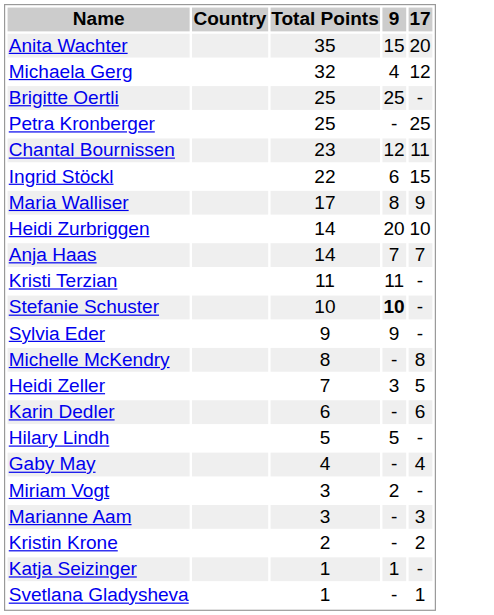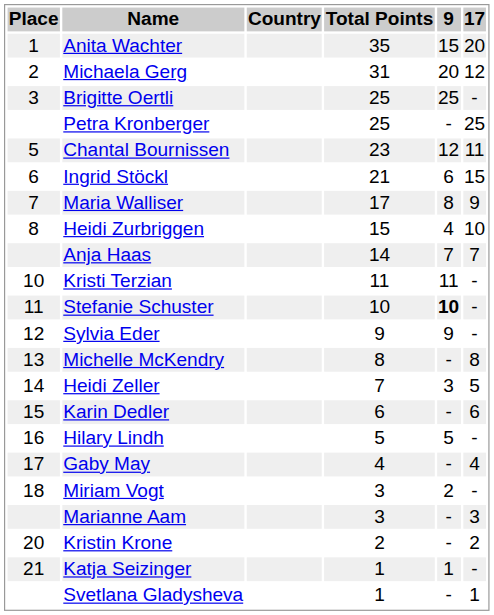+ column: (34, 19)
(325, 71) 32 -> (379, 71) 31
(394, 71) 4 -> (449, 71) 20
(325, 176) 22 -> (379, 176) 21
(325, 228) 14 -> (379, 228) 15
(394, 228) 20 -> (449, 228) 4
